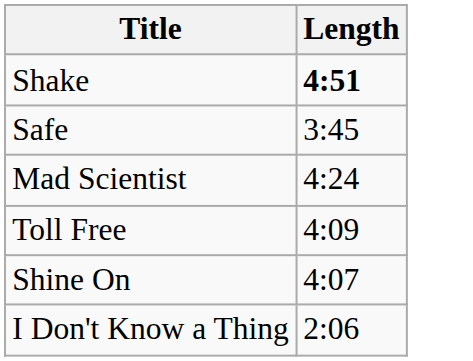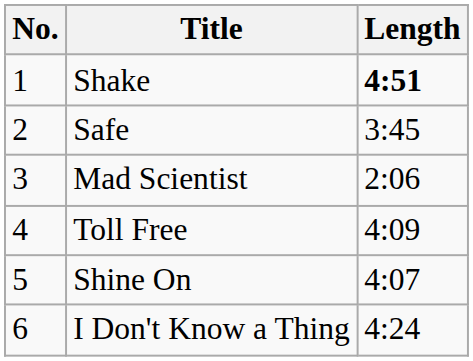+ column: (35, 29)
(331, 179) 4:24 -> (392, 179) 2:06
(331, 329) 2:06 -> (392, 329) 4:24
